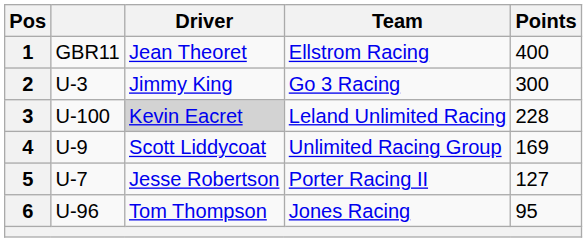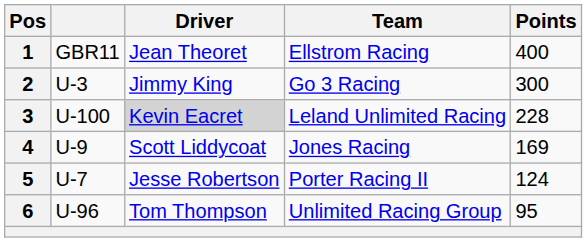(395, 148) Unlimited Racing Group -> (350, 148) Jones Racing
(532, 180) 127 -> (532, 180) 124
(350, 211) Jones Racing -> (395, 211) Unlimited Racing Group
